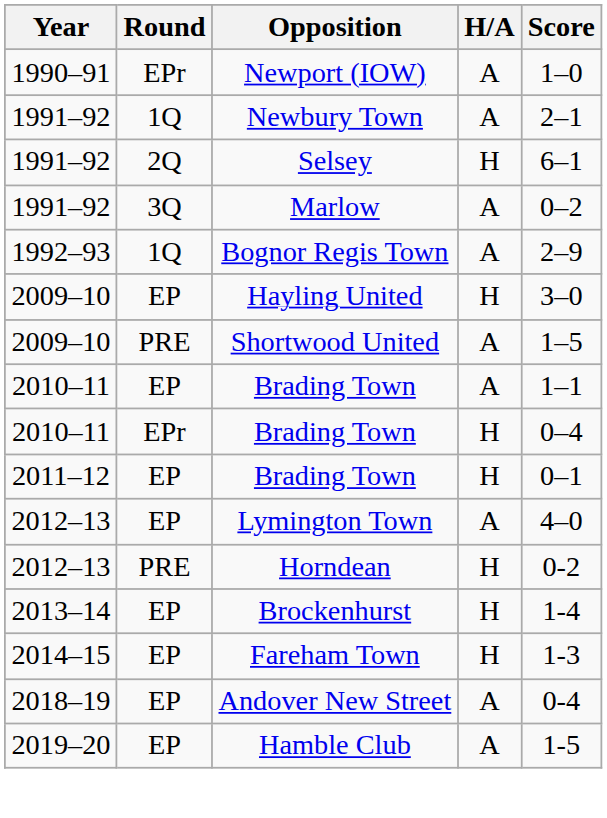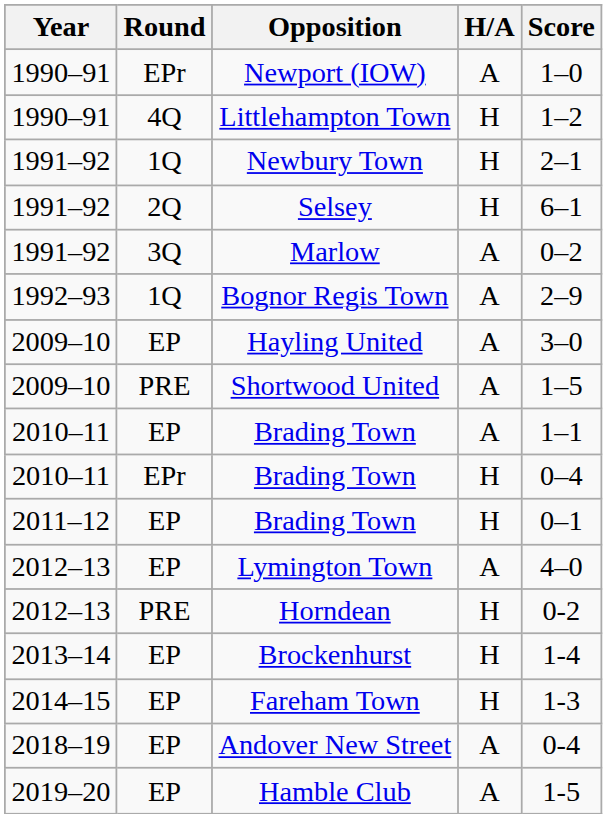+ row: (61, 116)
(490, 116) A -> (490, 161) H
(490, 296) H -> (490, 341) A
